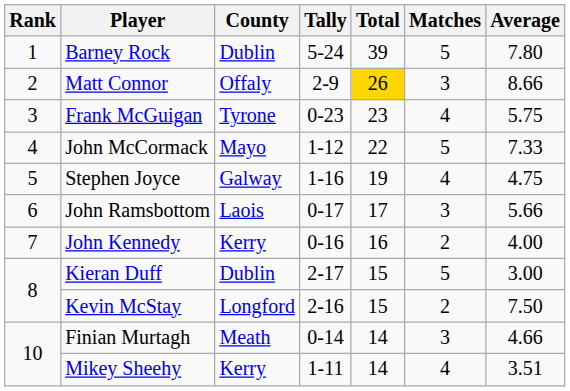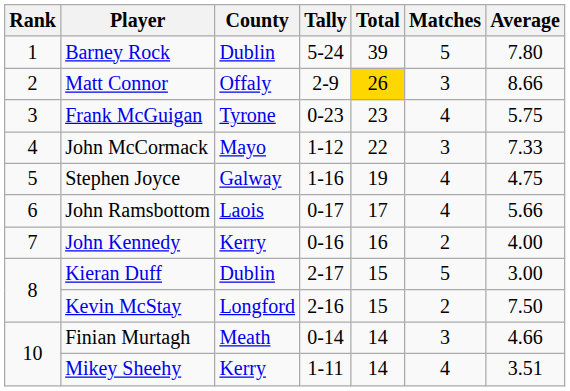(445, 147) 5 -> (445, 147) 3
(445, 210) 3 -> (445, 210) 4
